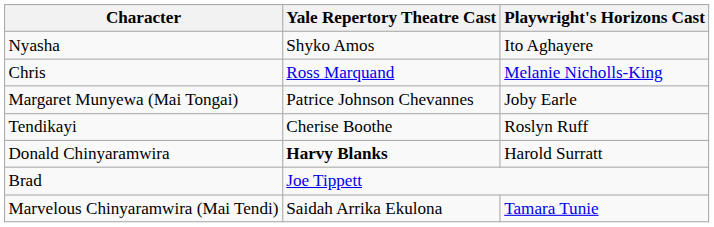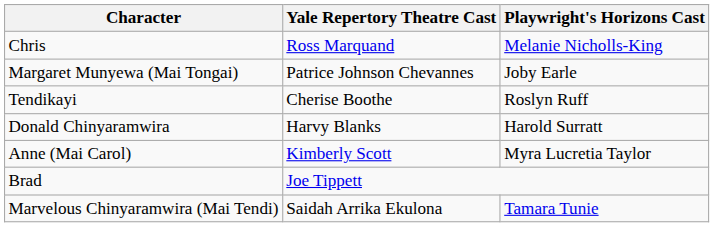- row: (34, 45)
(337, 153) bold -> (334, 126) normal
+ row: (70, 153)
